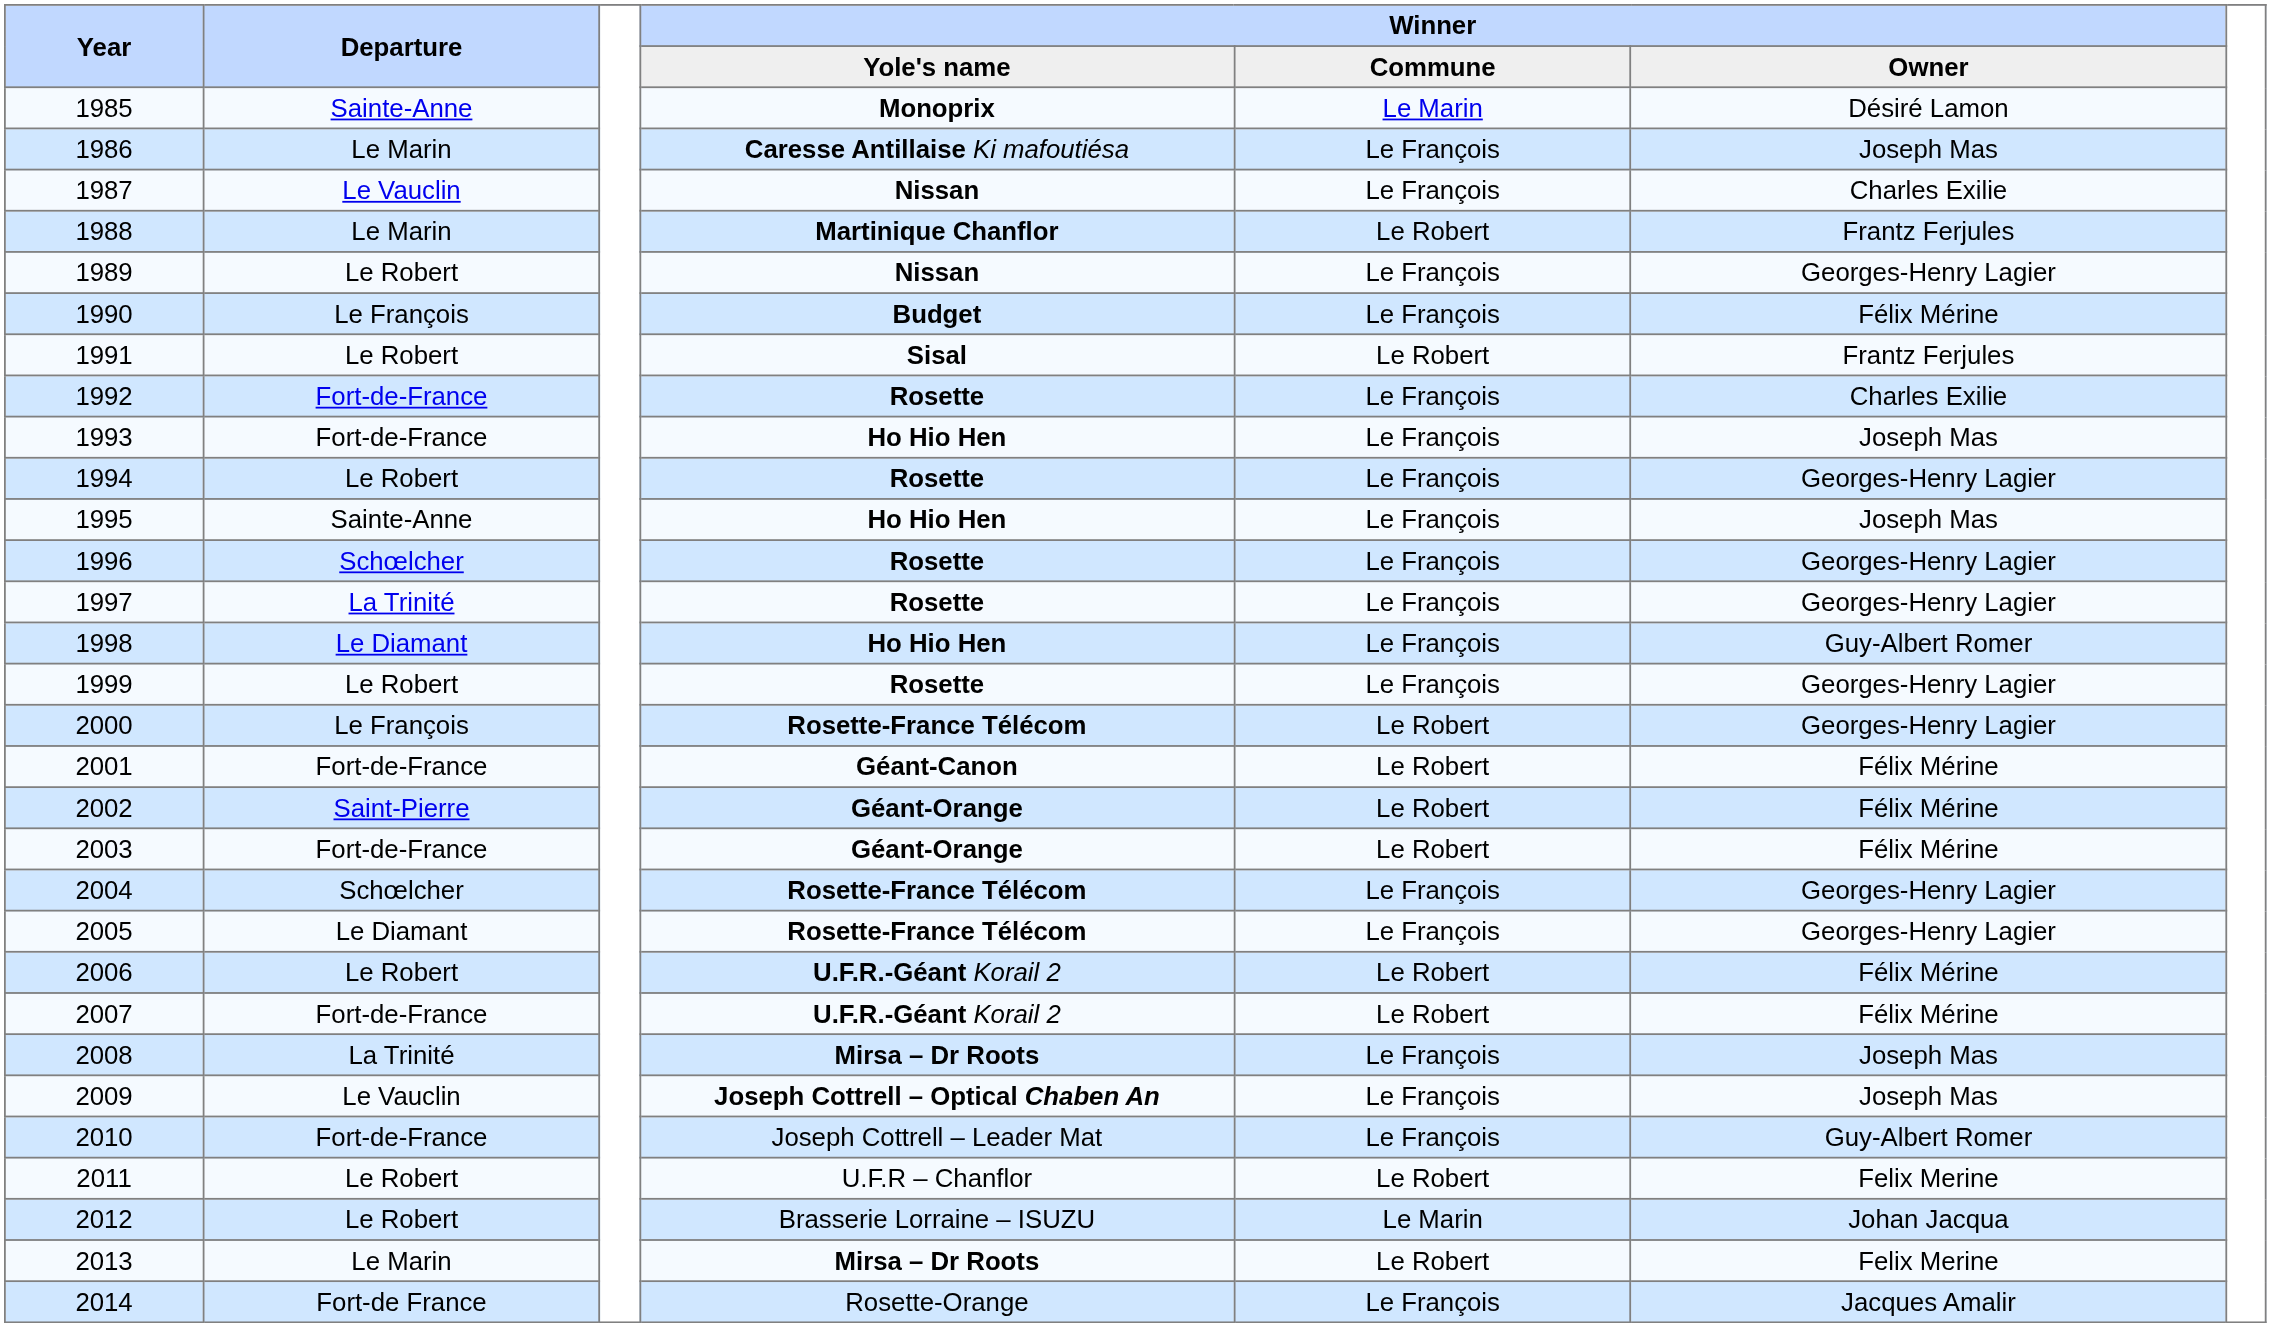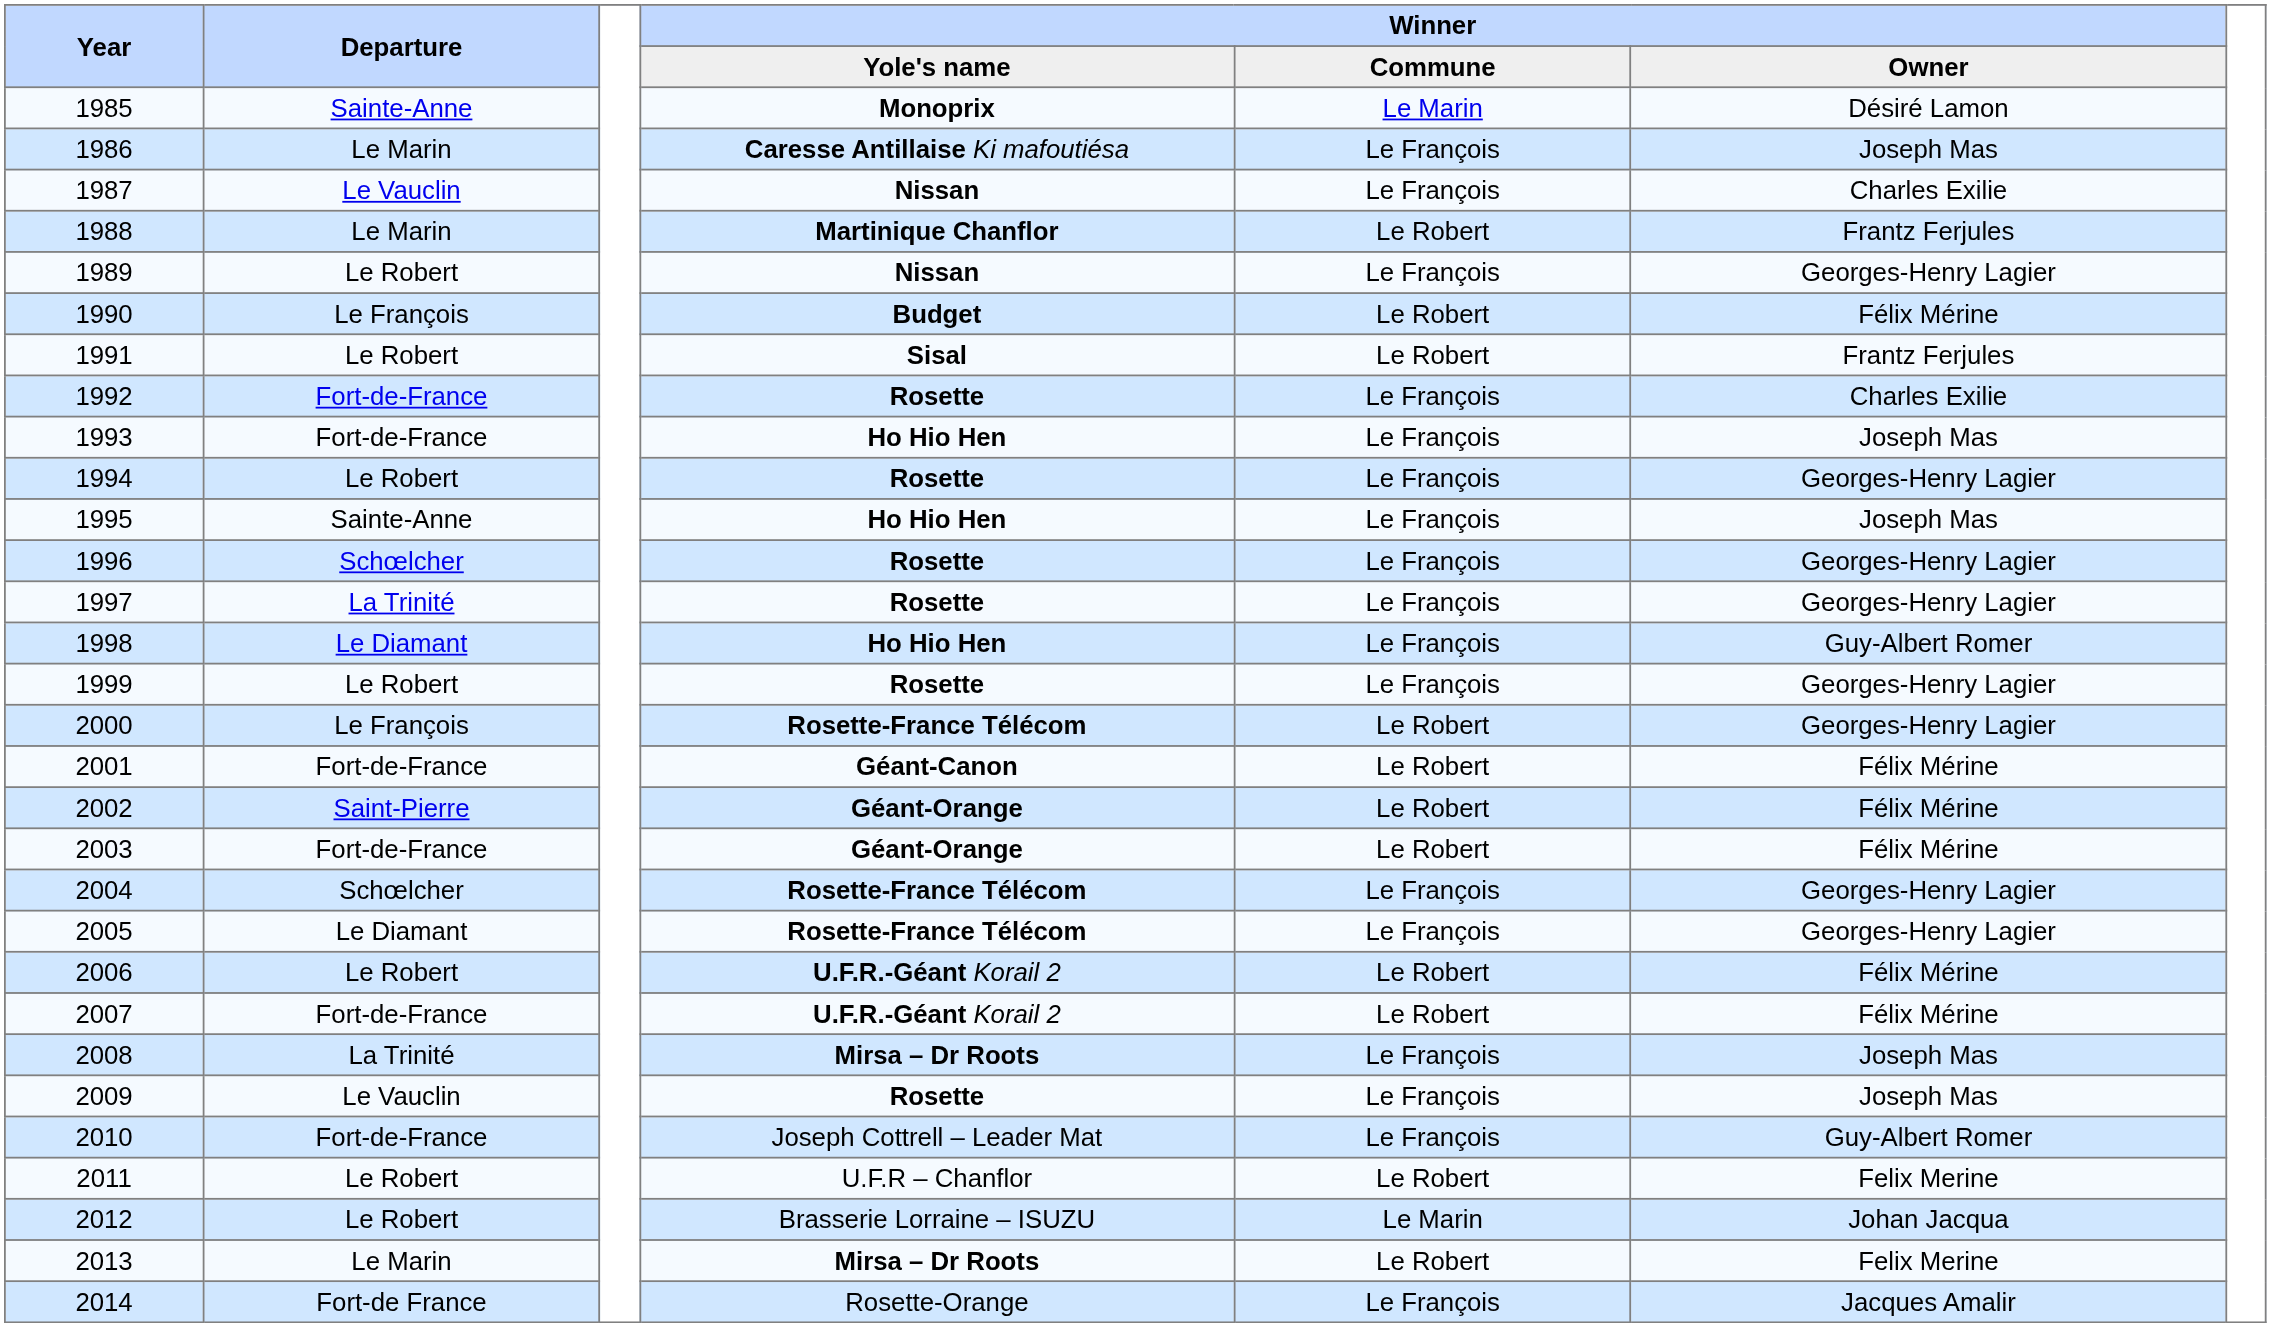(1433, 314) Le François -> (1433, 314) Le Robert
(937, 1096) Joseph Cottrell – Optical Chaben An -> (937, 1096) Rosette
